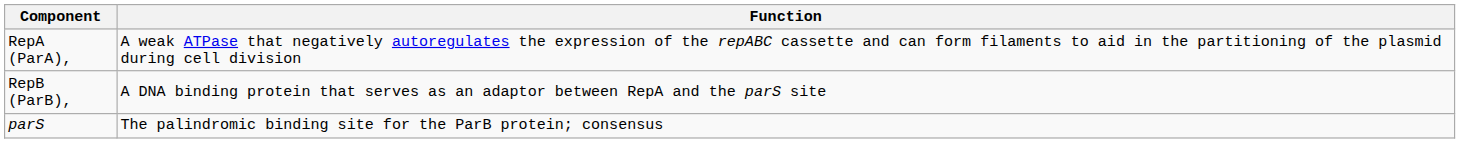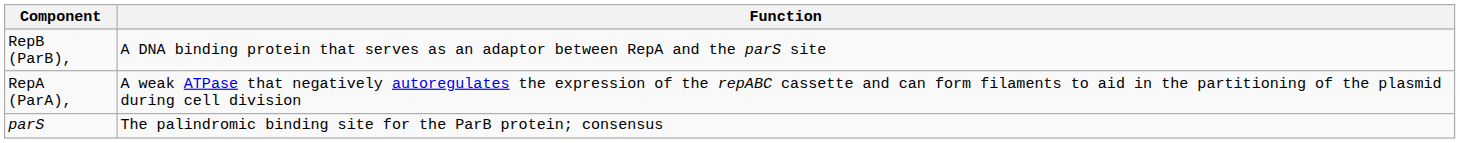rows swapped: (40, 50) <-> (40, 92)
